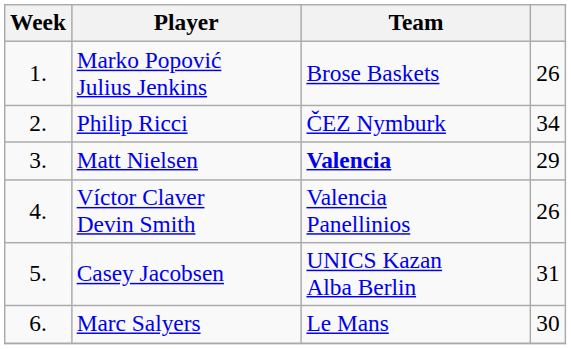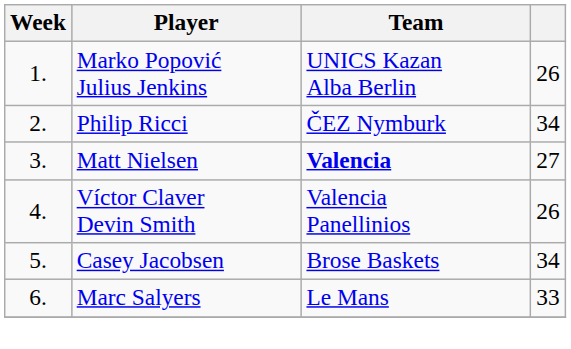(373, 73) Brose Baskets -> (374, 73) UNICS Kazan Alba Berlin
(548, 160) 29 -> (548, 160) 27
(374, 273) UNICS Kazan Alba Berlin -> (373, 260) Brose Baskets
(548, 273) 31 -> (548, 260) 34
(548, 324) 30 -> (548, 297) 33
